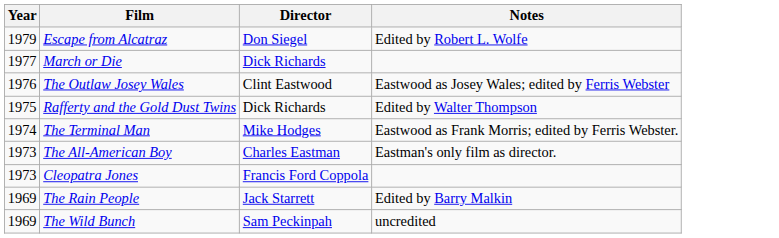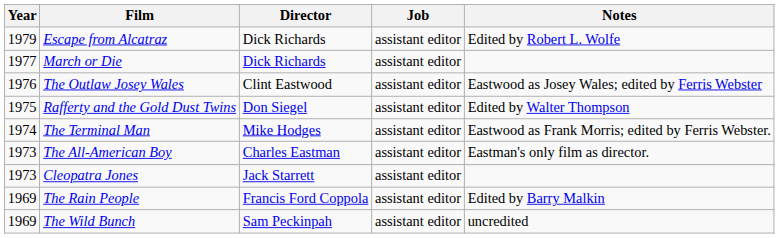+ column: (418, 15)
(275, 38) Don Siegel -> (284, 38) Dick Richards
(284, 107) Dick Richards -> (275, 107) Don Siegel
(306, 175) Francis Ford Coppola -> (279, 175) Jack Starrett
(279, 198) Jack Starrett -> (306, 198) Francis Ford Coppola
